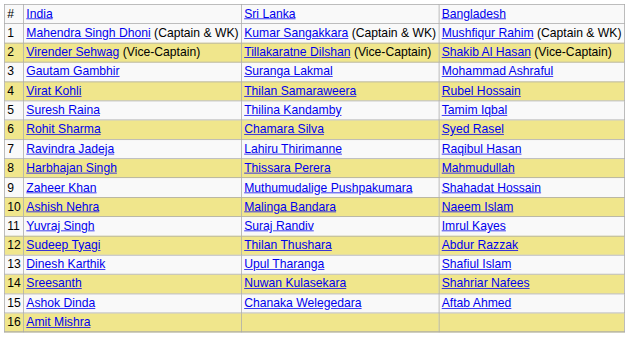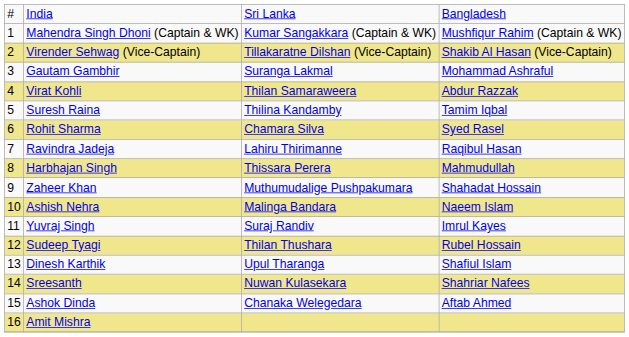(481, 91) Rubel Hossain -> (480, 91) Abdur Razzak
(480, 245) Abdur Razzak -> (481, 245) Rubel Hossain
